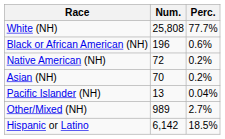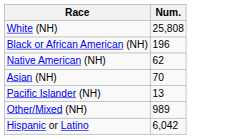- column: (203, 12)
(158, 61) 72 -> (158, 61) 62
(165, 126) 6,142 -> (165, 126) 6,042
